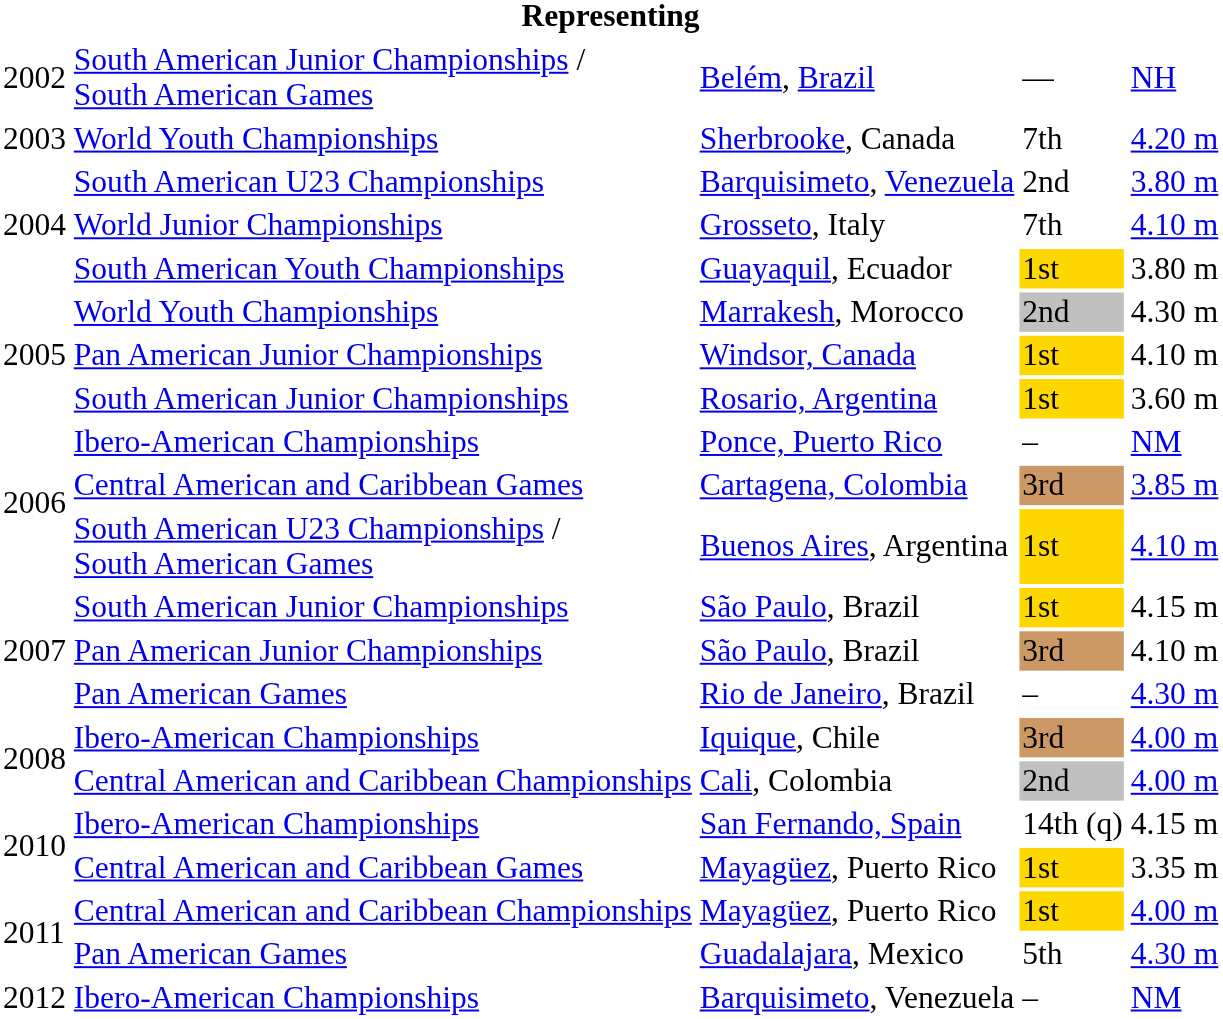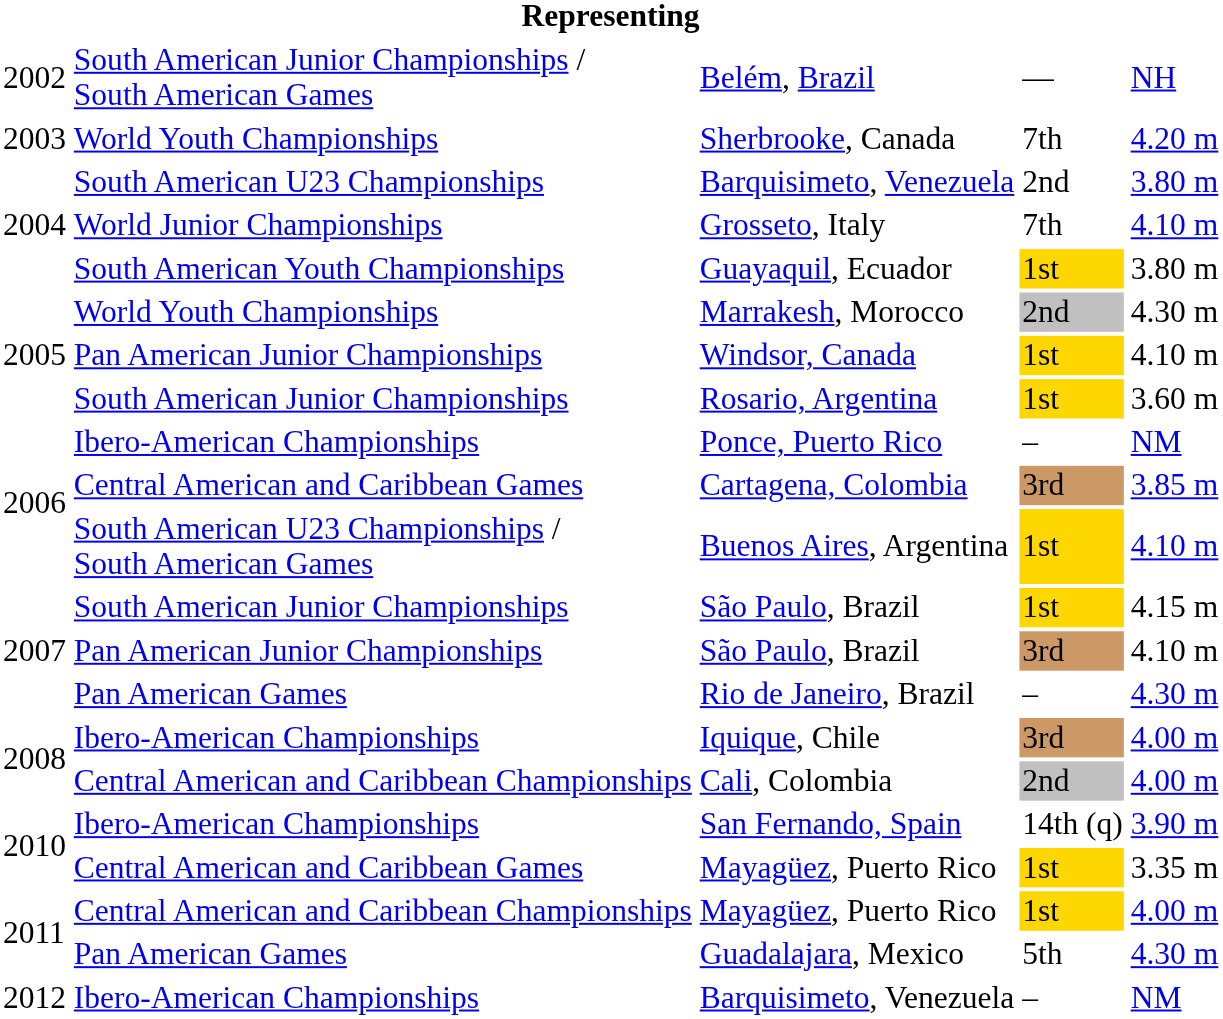(1174, 823) 4.15 m -> (1174, 823) 3.90 m
